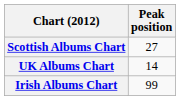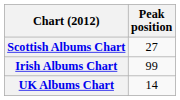rows swapped: (66, 66) <-> (66, 85)
